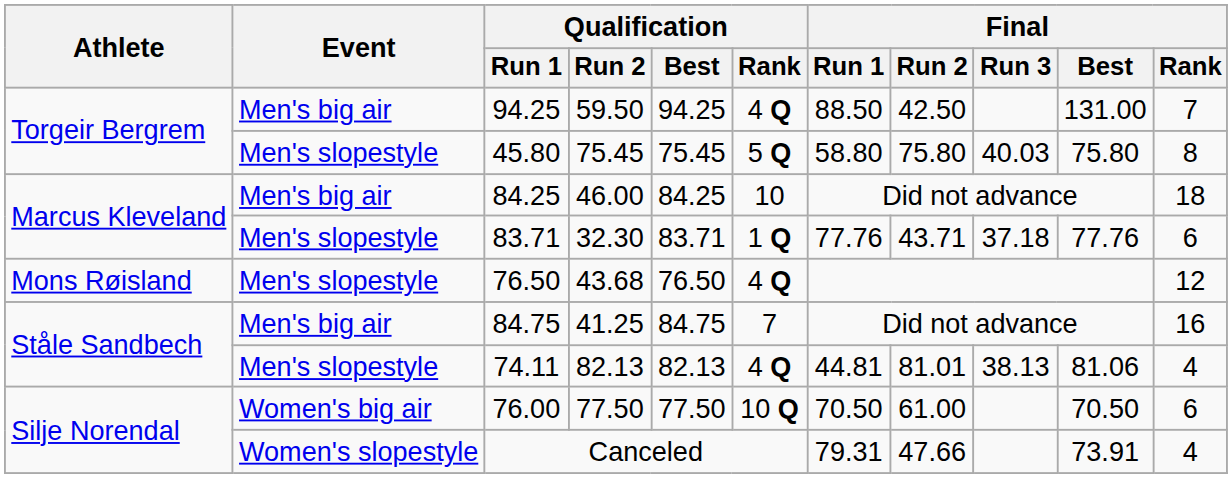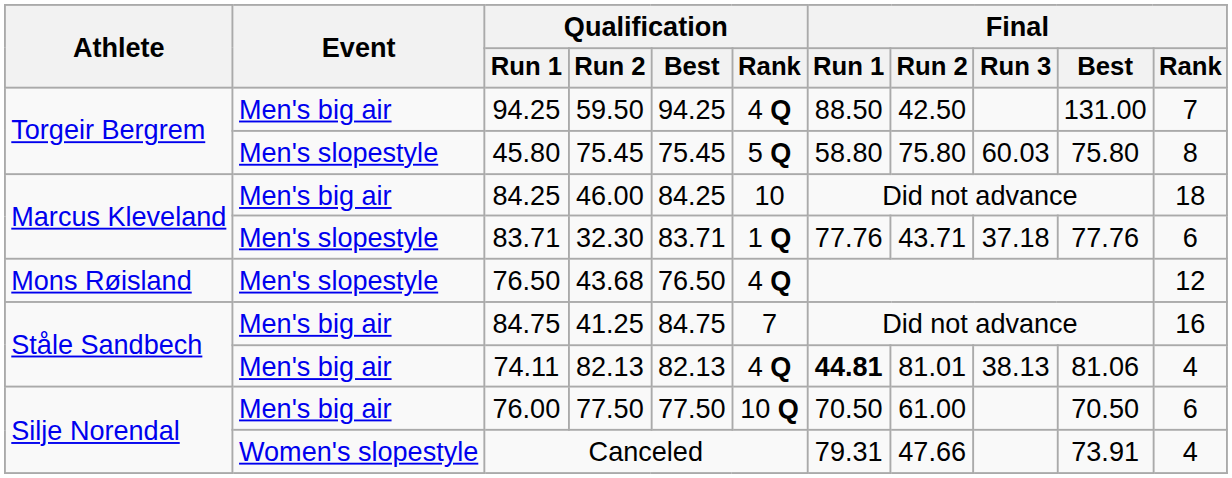(1016, 153) 40.03 -> (1016, 153) 60.03
(339, 366) Men's slopestyle -> (315, 366) Men's big air
(849, 366) normal -> (849, 366) bold
(335, 409) Women's big air -> (315, 409) Men's big air
